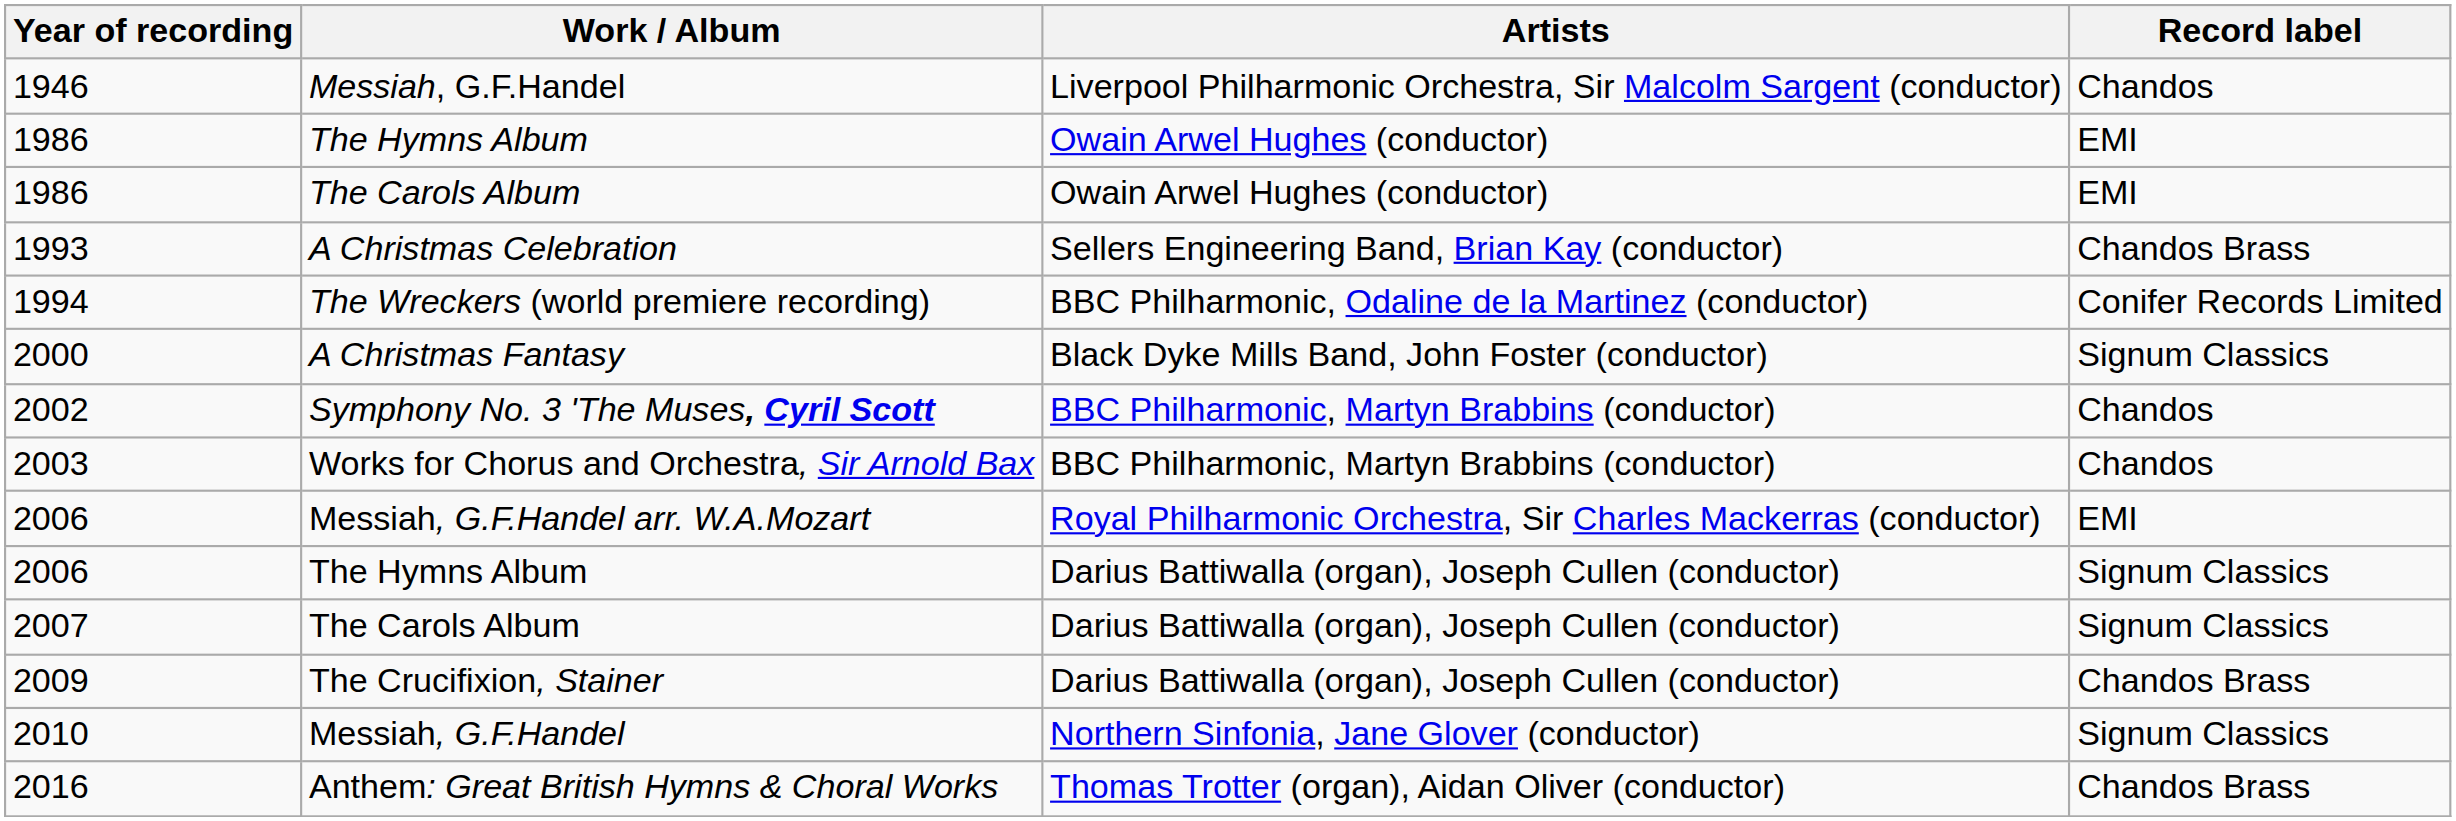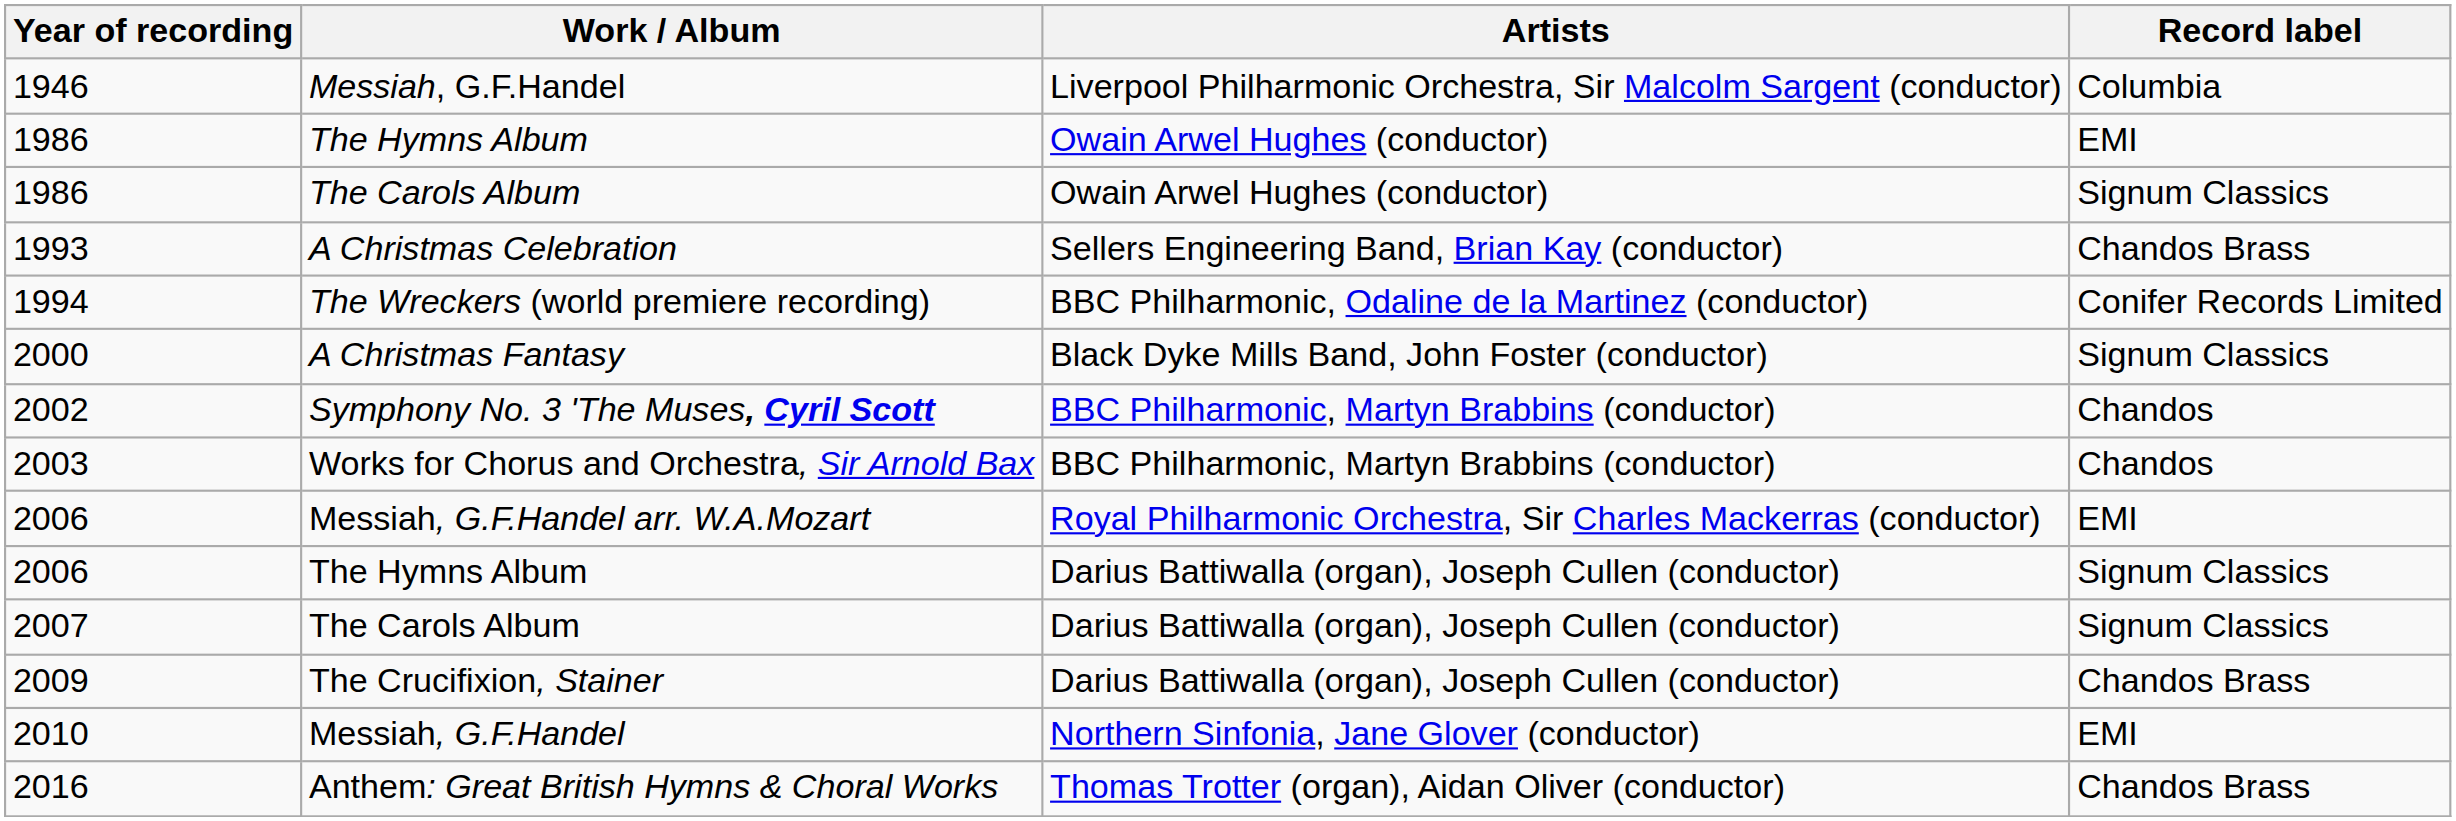(2145, 85) Chandos -> (2149, 85) Columbia
(2108, 193) EMI -> (2203, 193) Signum Classics
(2203, 734) Signum Classics -> (2108, 734) EMI
